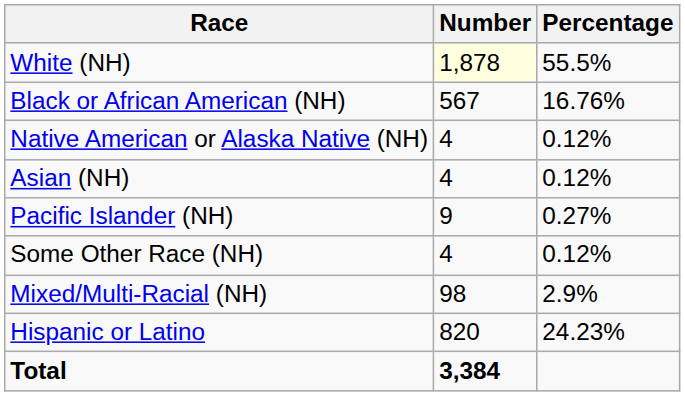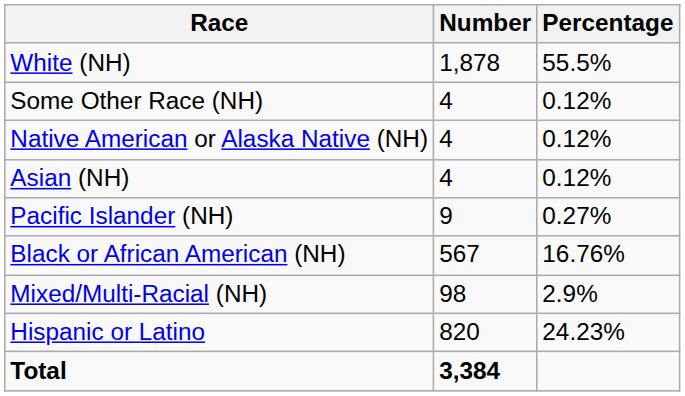(470, 62) lightyellow background -> (470, 62) no background
rows swapped: (178, 100) <-> (137, 255)
